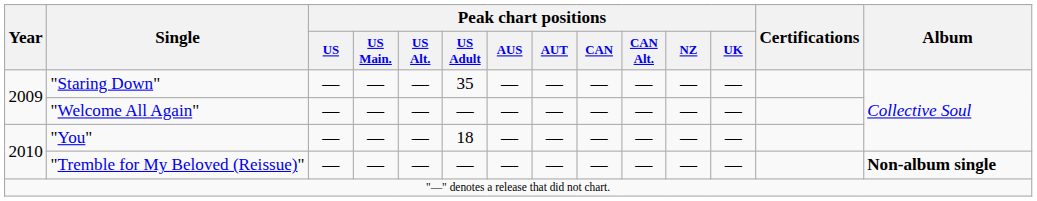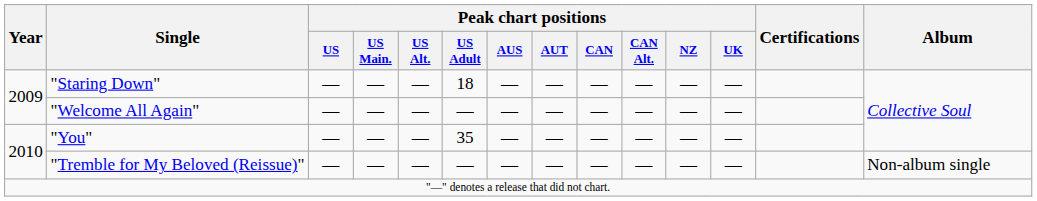(465, 83) 35 -> (465, 83) 18
(465, 137) 18 -> (465, 137) 35
(932, 164) bold -> (929, 164) normal
